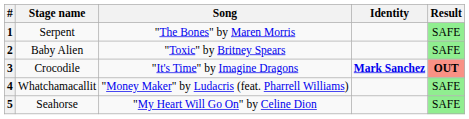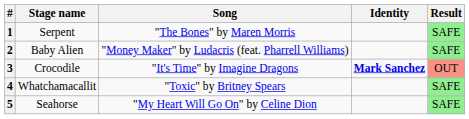(225, 50) "Toxic" by Britney Spears -> (225, 50) "Money Maker" by Ludacris (feat. Pharrell Williams)
(446, 68) bold -> (446, 68) normal
(225, 86) "Money Maker" by Ludacris (feat. Pharrell Williams) -> (225, 86) "Toxic" by Britney Spears
